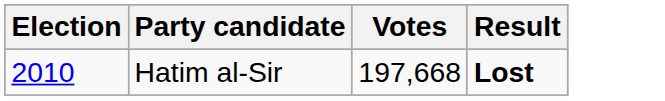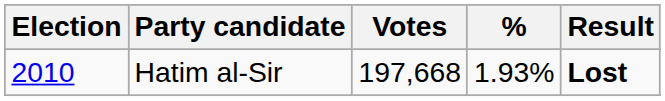+ column: (514, 26)
